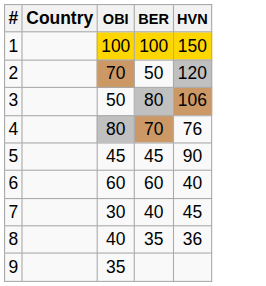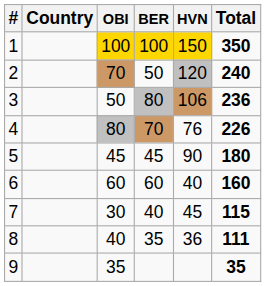+ column: (236, 18)
